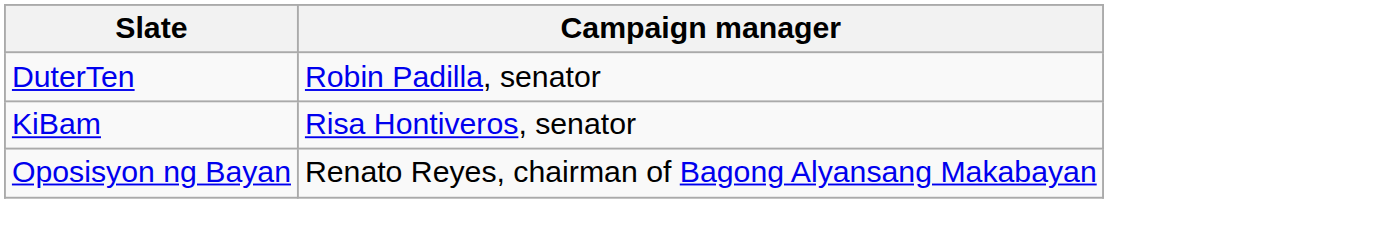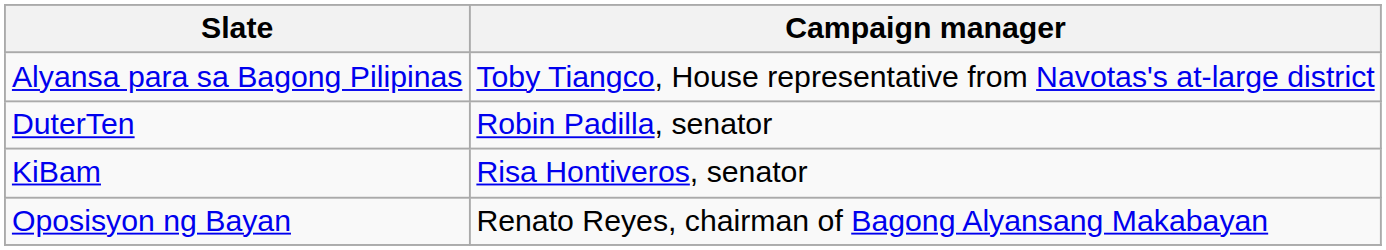+ row: (237, 76)
